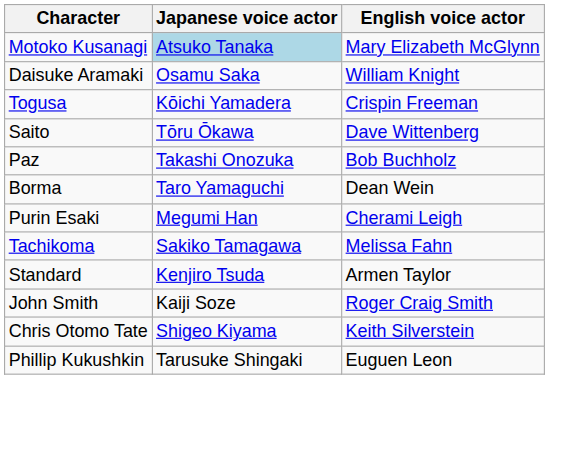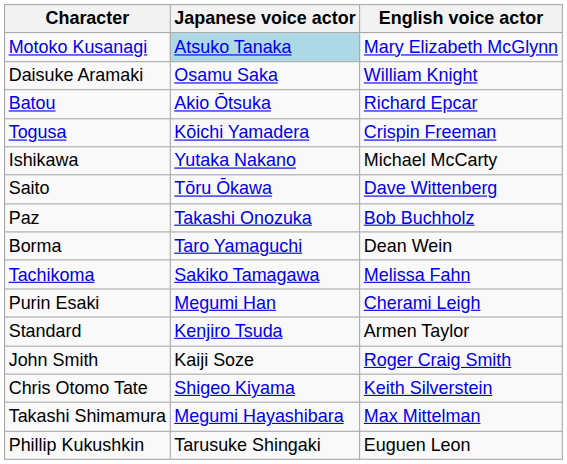+ row: (32, 103)
+ row: (44, 160)
rows swapped: (52, 246) <-> (54, 217)
+ row: (87, 416)
